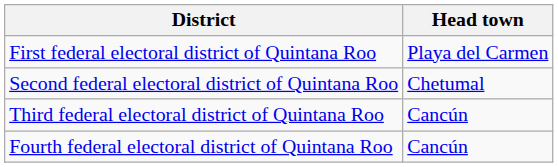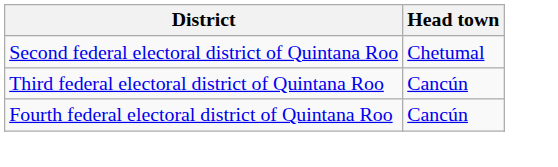- row: (193, 51)
